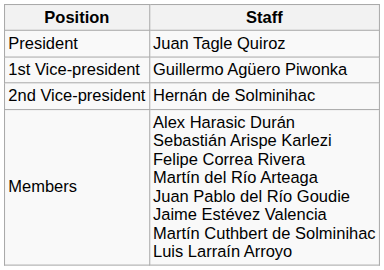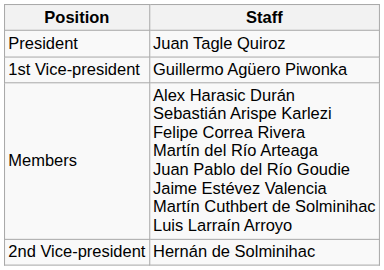rows swapped: (77, 95) <-> (43, 187)
